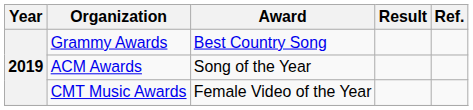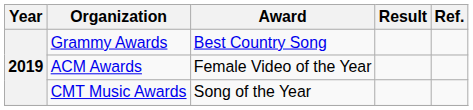(252, 67) Song of the Year -> (283, 67) Female Video of the Year
(283, 92) Female Video of the Year -> (252, 92) Song of the Year
